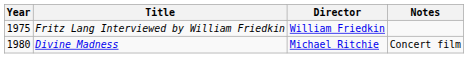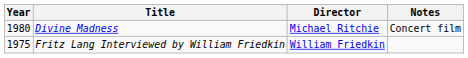rows swapped: (160, 29) <-> (77, 45)
